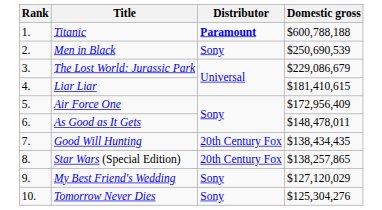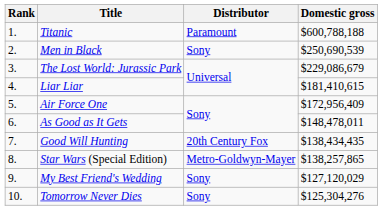(228, 31) bold -> (212, 31) normal
(241, 159) 20th Century Fox -> (241, 159) Metro-Goldwyn-Mayer
